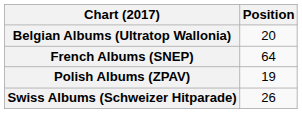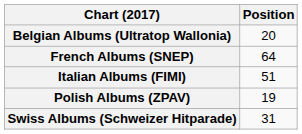+ row: (122, 77)
(269, 98) 26 -> (269, 118) 31
